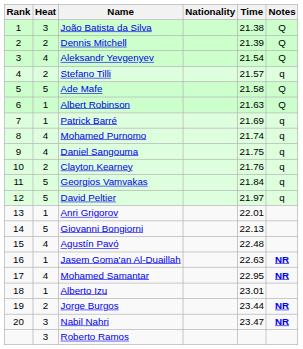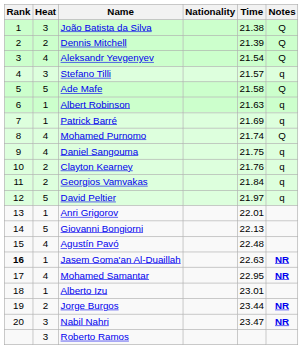(45, 74) 2 -> (45, 74) 3
(282, 105) Q -> (282, 105) q
(282, 136) q -> (282, 136) Q
(45, 182) 5 -> (45, 182) 2
(18, 259) normal -> (18, 259) bold
